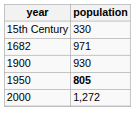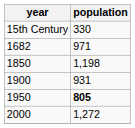+ row: (19, 64)
(82, 64) 930 -> (82, 81) 931
